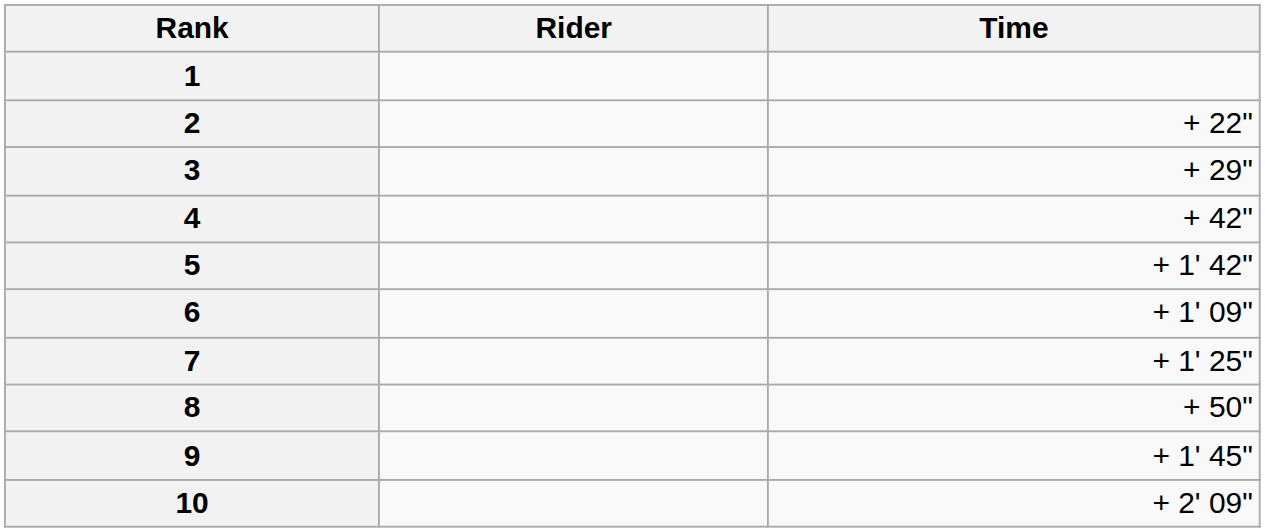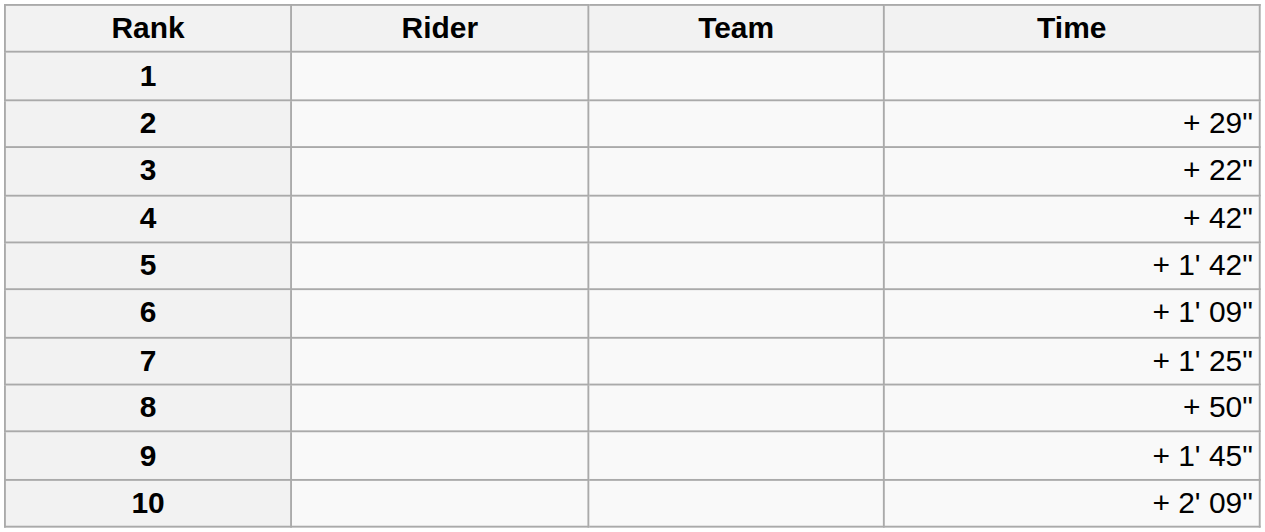+ column: (736, 28)
(1218, 123) + 22" -> (1218, 123) + 29"
(1218, 170) + 29" -> (1218, 170) + 22"
